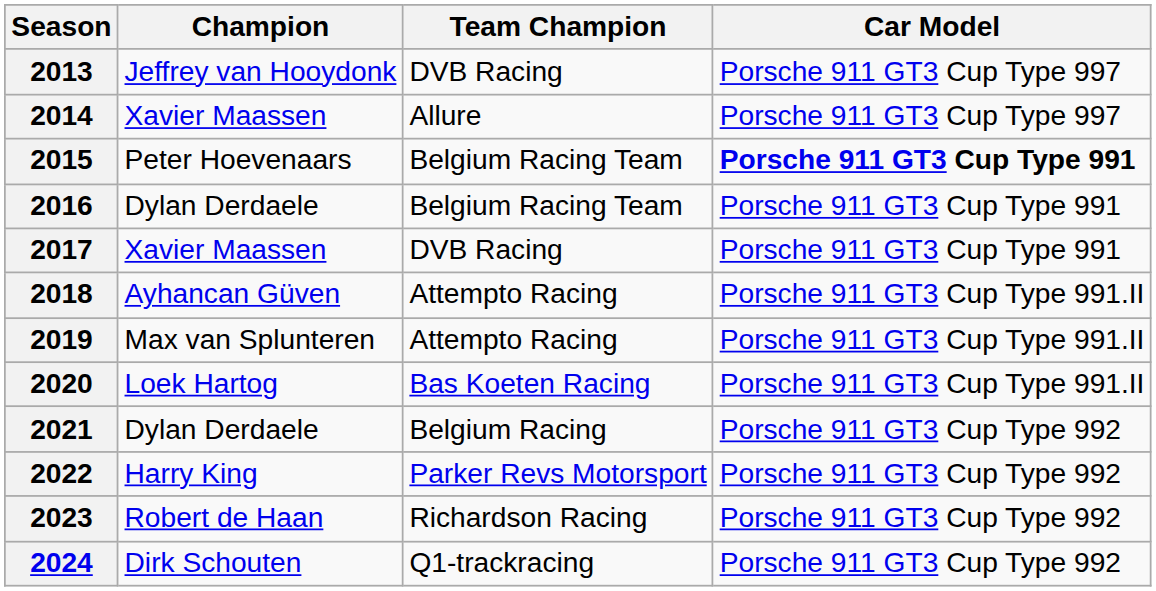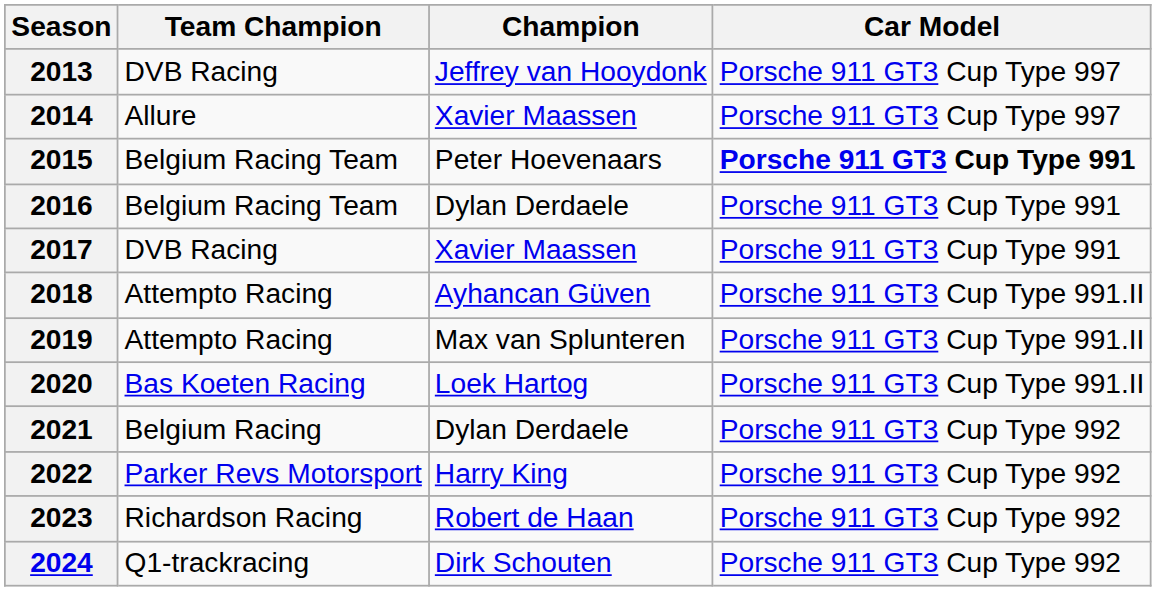columns swapped: (260, 26) <-> (558, 26)
